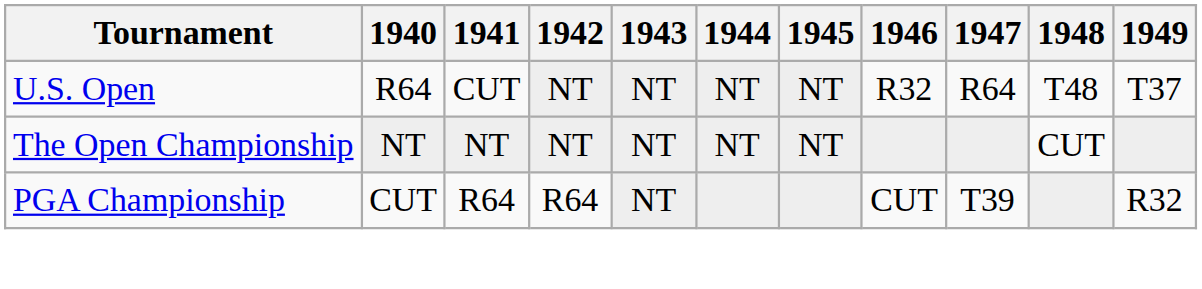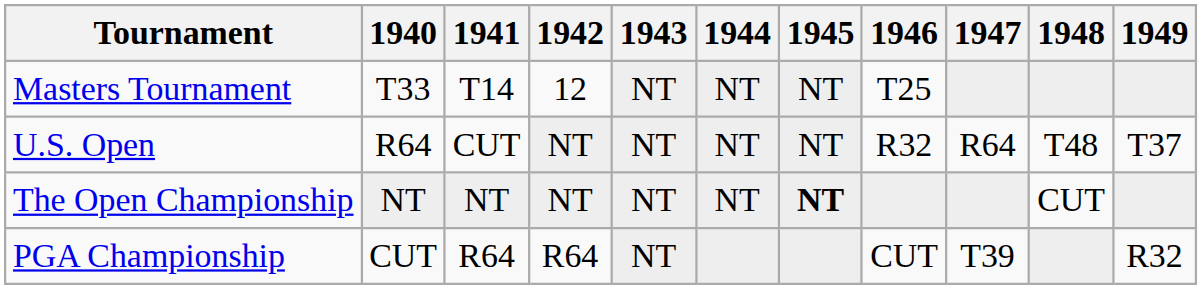+ row: (152, 88)
(821, 144) normal -> (821, 200) bold
